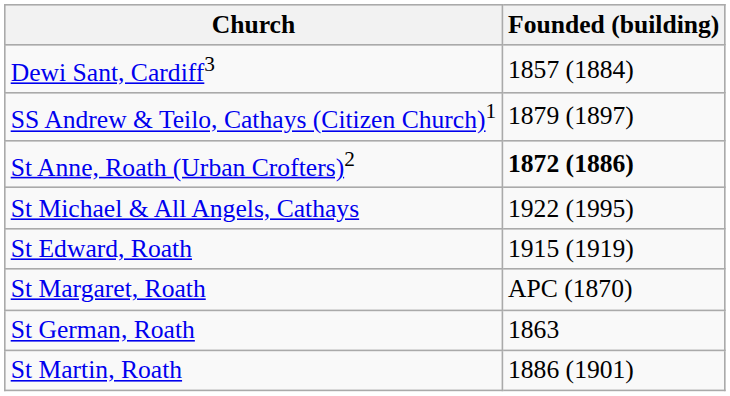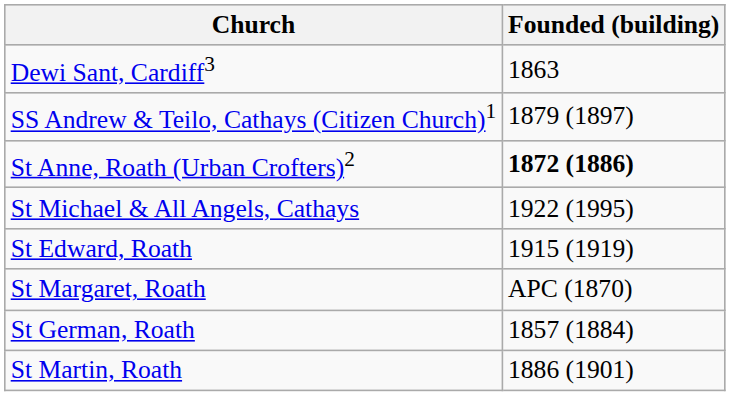(571, 68) 1857 (1884) -> (534, 68) 1863
(534, 329) 1863 -> (571, 329) 1857 (1884)
